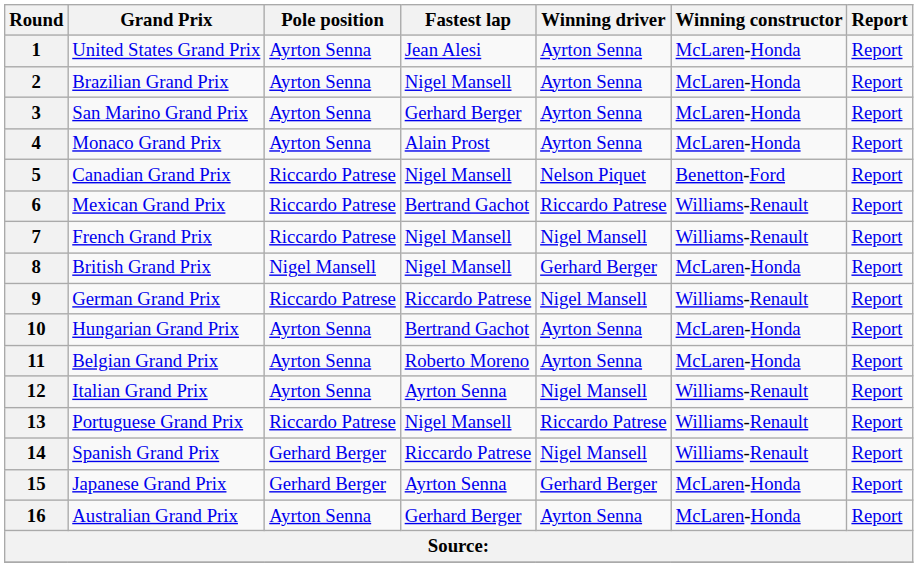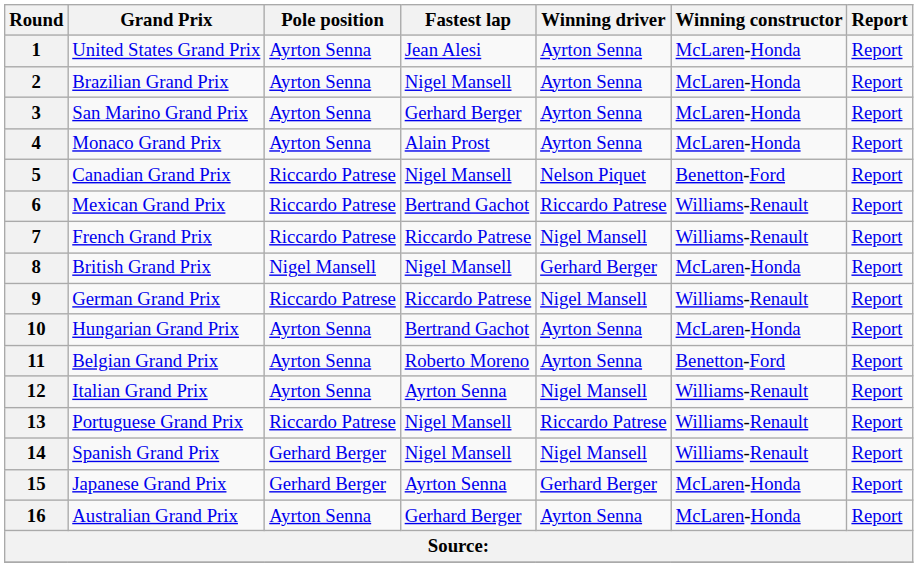(458, 236) Nigel Mansell -> (468, 236) Riccardo Patrese
(738, 360) McLaren-Honda -> (730, 360) Benetton-Ford
(468, 453) Riccardo Patrese -> (458, 453) Nigel Mansell
